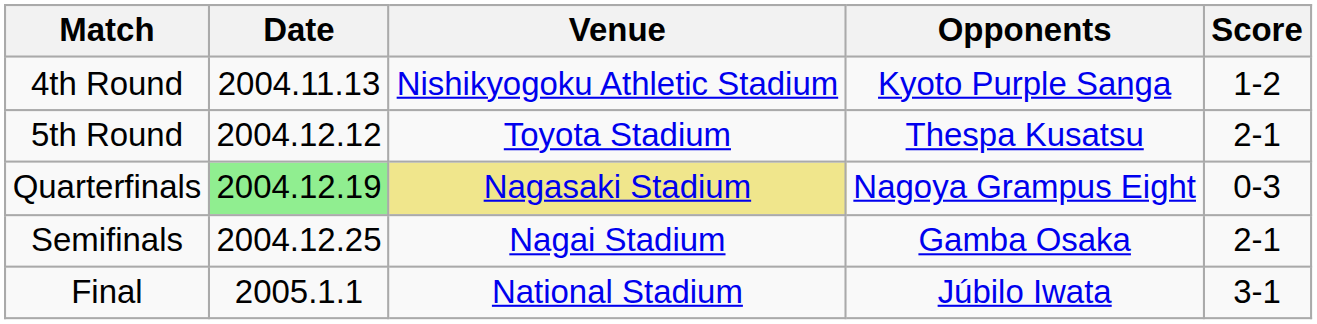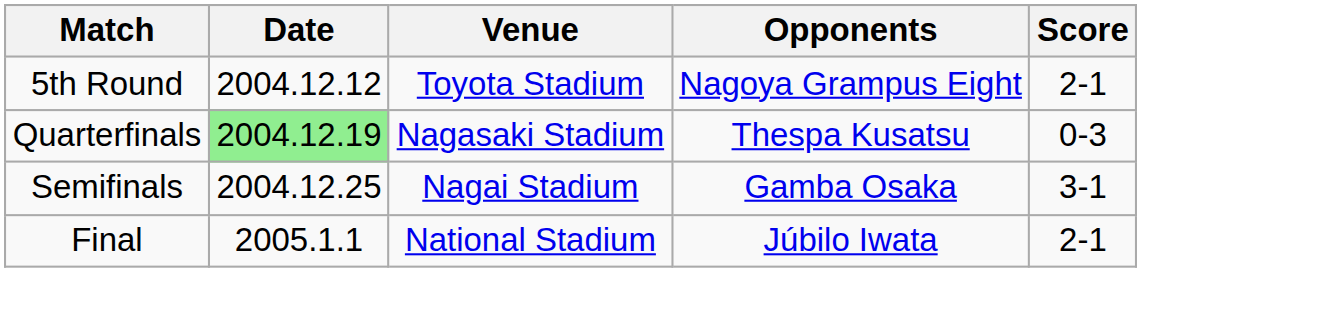- row: (107, 82)
(1025, 135) Thespa Kusatsu -> (851, 82) Nagoya Grampus Eight
(617, 187) khaki background -> (530, 135) no background
(1025, 187) Nagoya Grampus Eight -> (851, 135) Thespa Kusatsu
(1257, 239) 2-1 -> (1083, 187) 3-1
(1257, 291) 3-1 -> (1083, 239) 2-1
